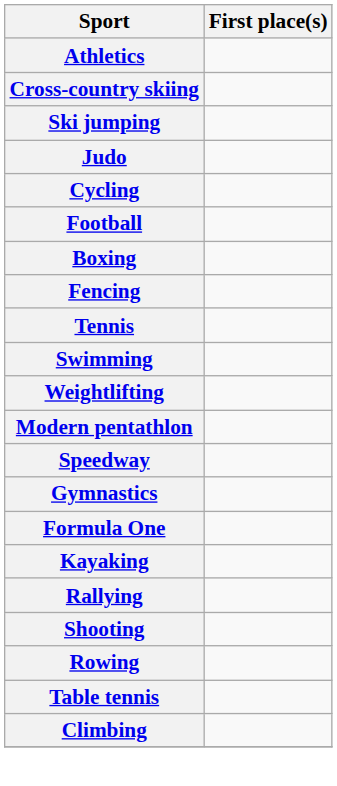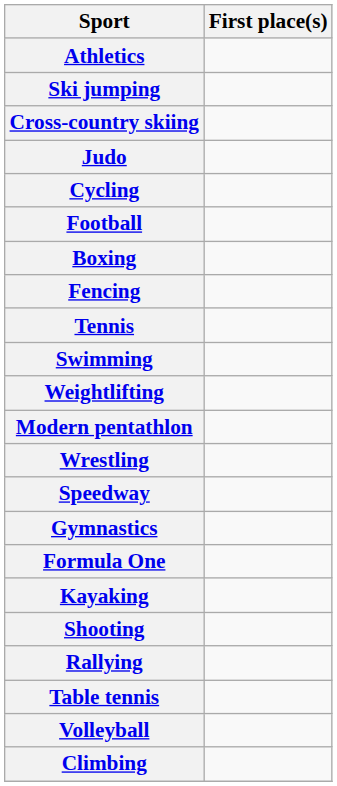rows swapped: (104, 122) <-> (104, 88)
+ row: (104, 460)
rows swapped: (104, 595) <-> (104, 628)
- row: (104, 662)
+ row: (104, 730)
